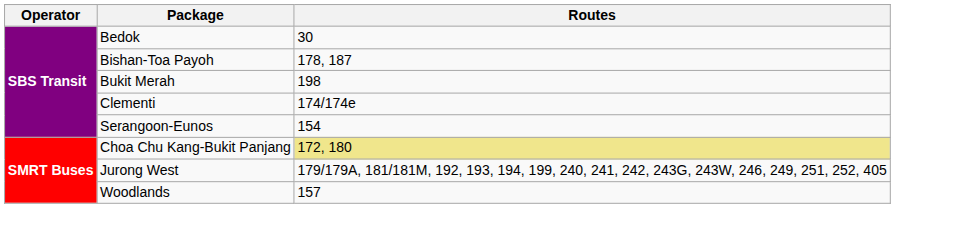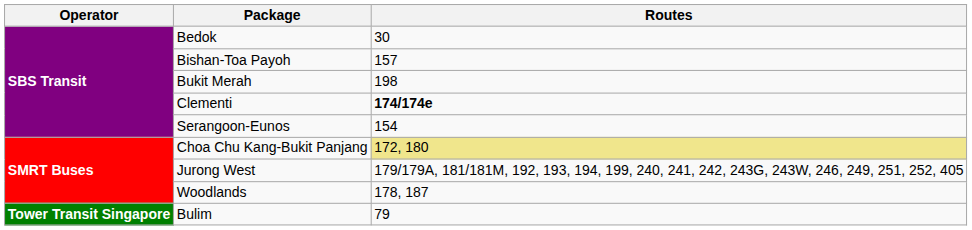(325, 59) 178, 187 -> (386, 59) 157
(327, 103) normal -> (403, 103) bold
(309, 192) 157 -> (401, 192) 178, 187
+ row: (194, 214)
